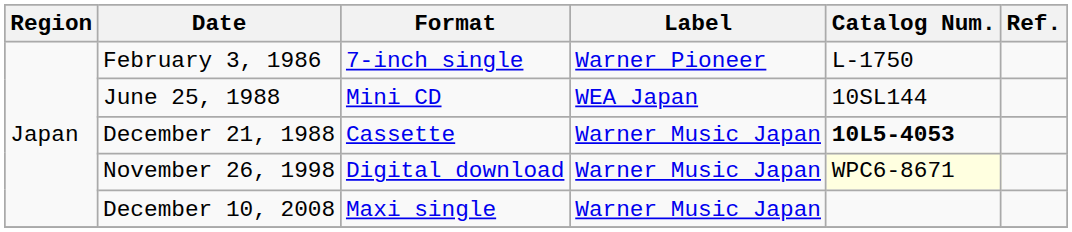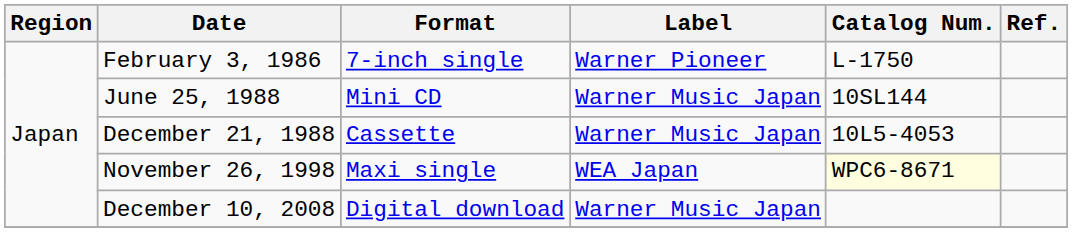(637, 98) WEA Japan -> (698, 98) Warner Music Japan
(893, 135) bold -> (893, 135) normal
(455, 172) Digital download -> (421, 172) Maxi single
(698, 172) Warner Music Japan -> (637, 172) WEA Japan
(421, 209) Maxi single -> (455, 209) Digital download
